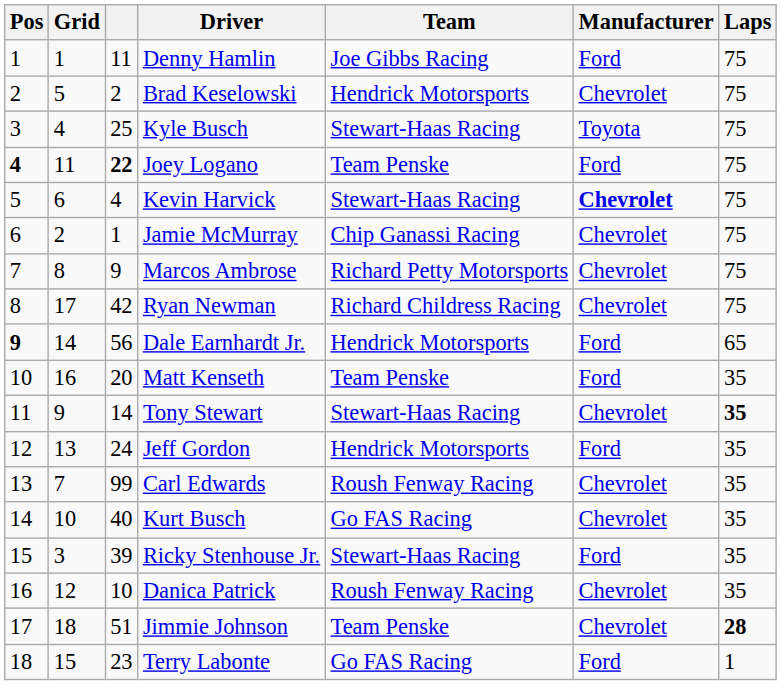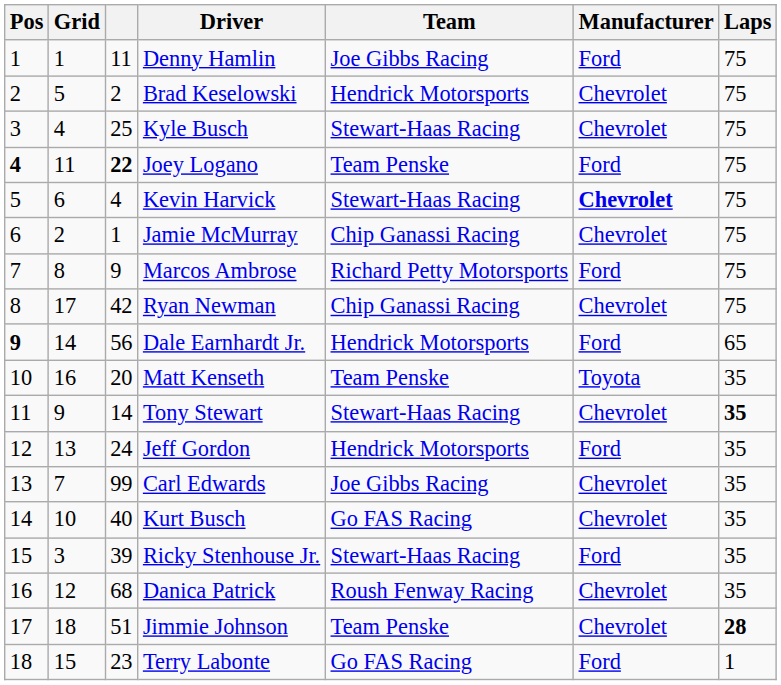(609, 128) Toyota -> (623, 128) Chevrolet
(623, 270) Chevrolet -> (600, 270) Ford
(446, 306) Richard Childress Racing -> (425, 306) Chip Ganassi Racing
(600, 377) Ford -> (609, 377) Toyota
(432, 484) Roush Fenway Racing -> (410, 484) Joe Gibbs Racing
(121, 590) 10 -> (121, 590) 68
